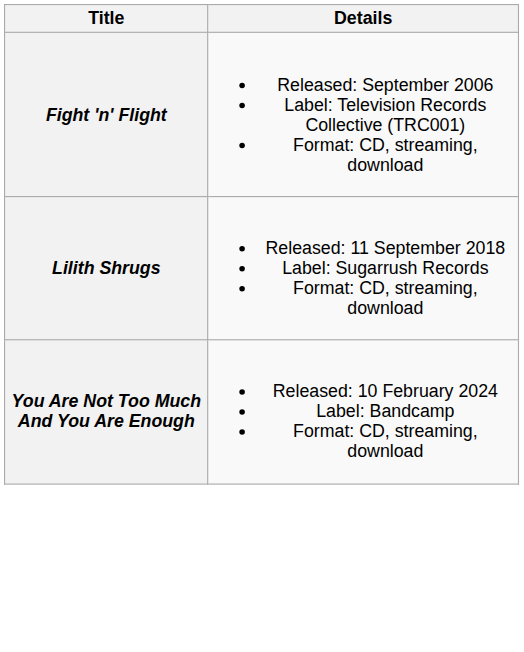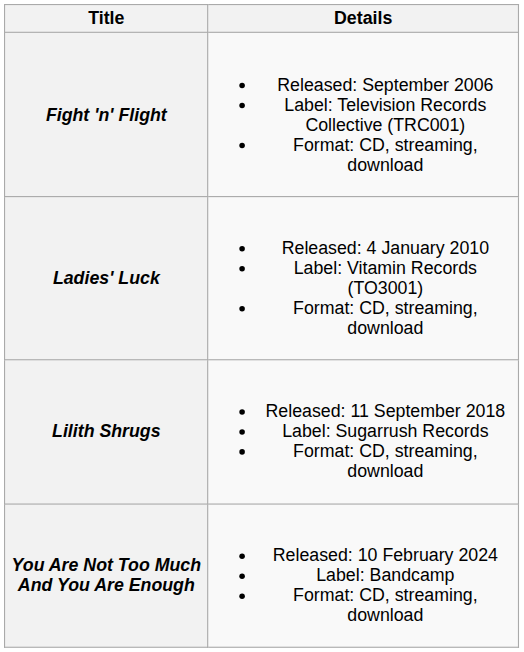+ row: (106, 278)
